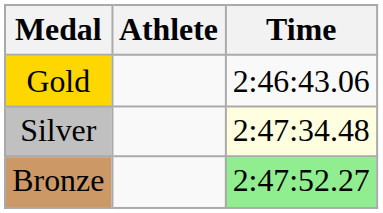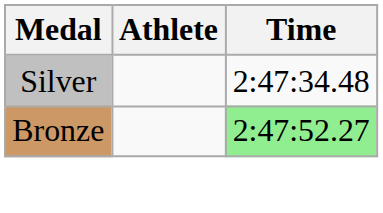- row: (58, 80)
(301, 130) lightyellow background -> (301, 80) no background
